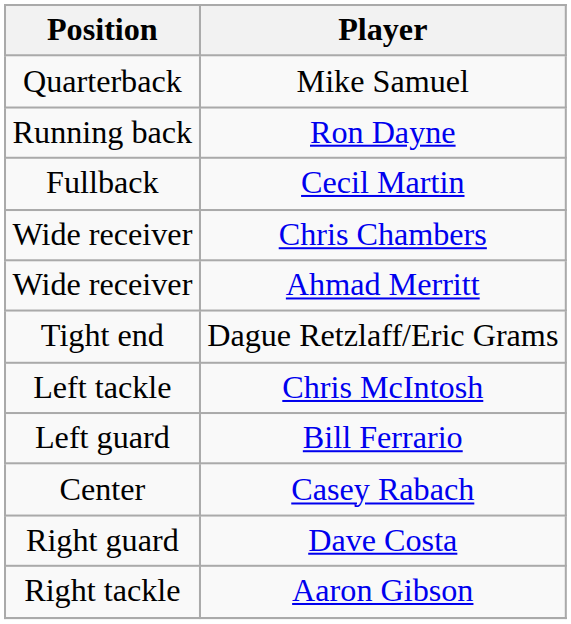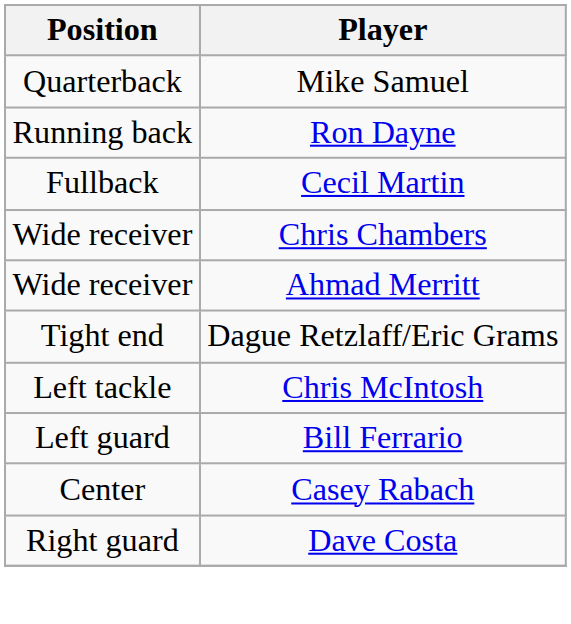- row: (383, 591)
